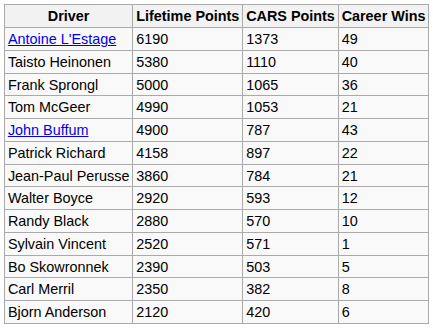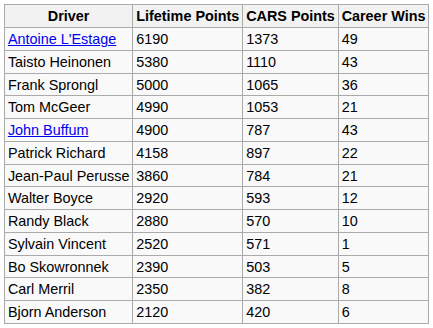(350, 62) 40 -> (350, 62) 43
